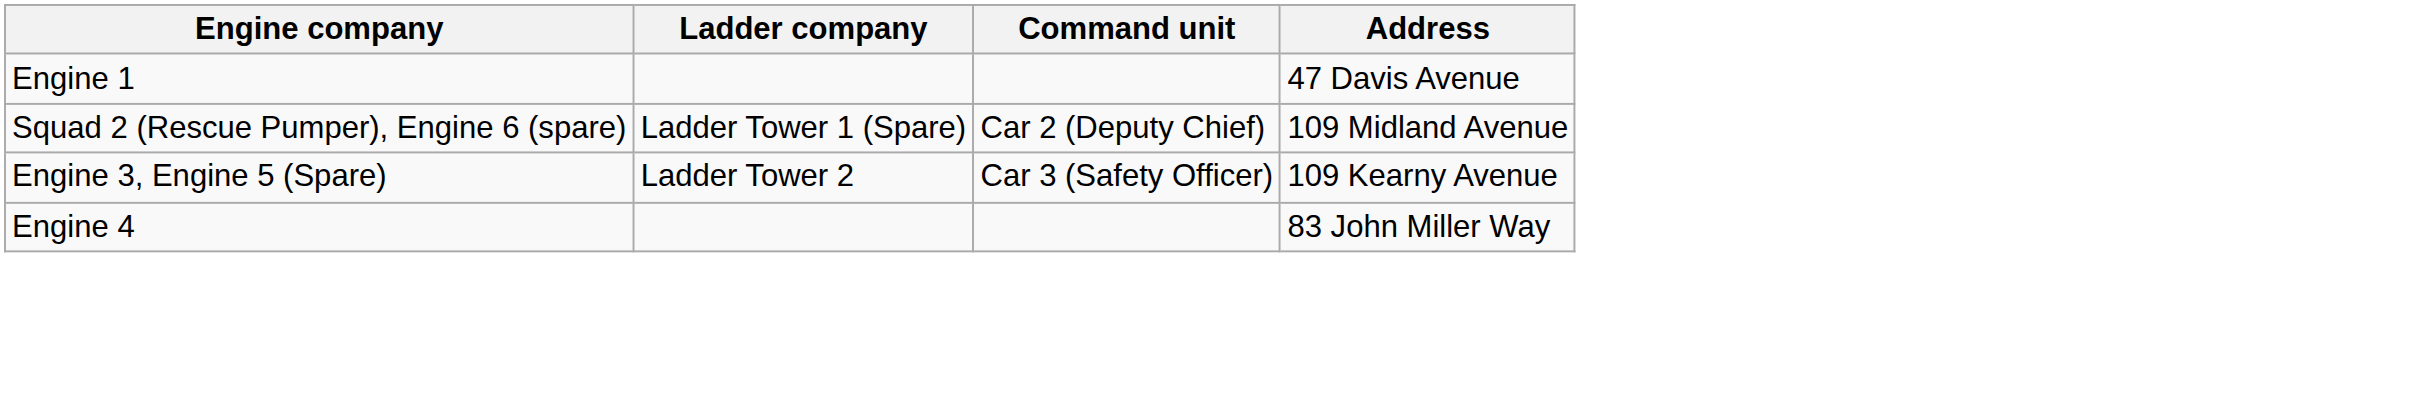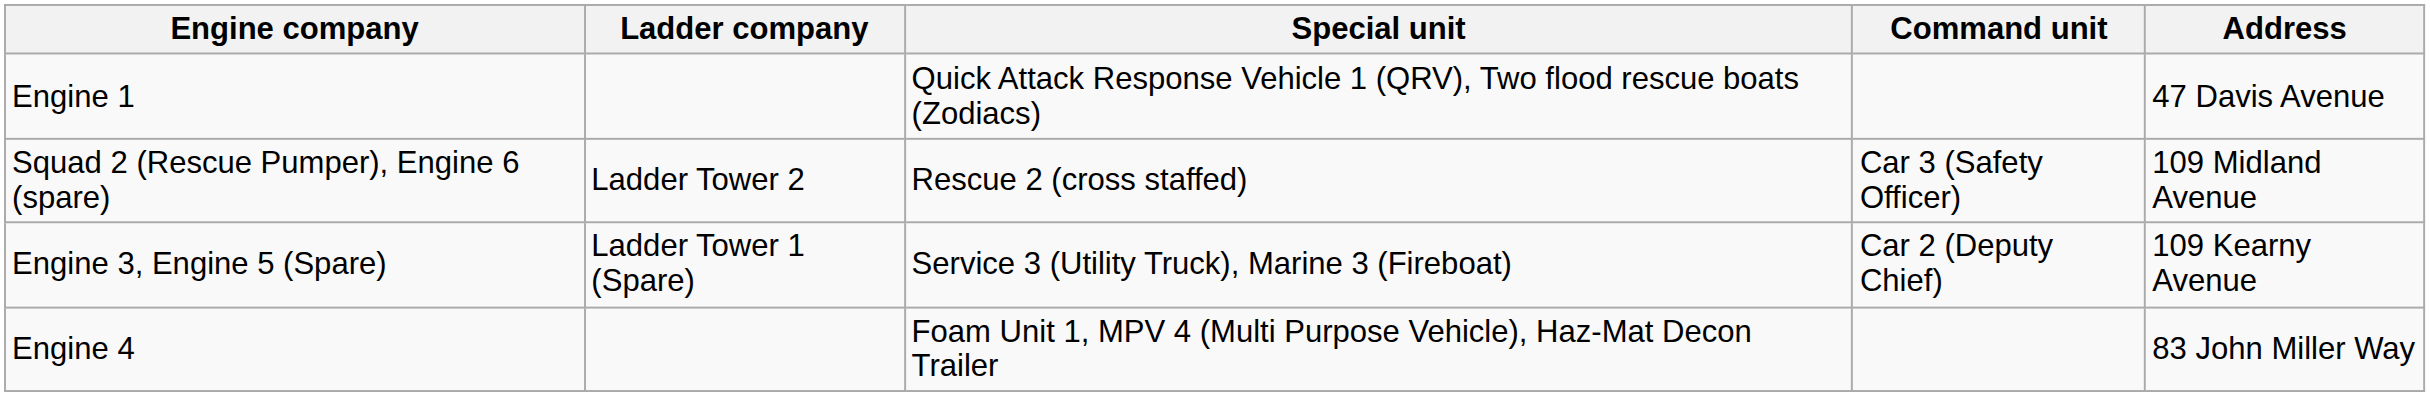+ column: (1379, 29)
(803, 127) Ladder Tower 1 (Spare) -> (698, 179) Ladder Tower 2
(1123, 127) Car 2 (Deputy Chief) -> (1951, 179) Car 3 (Safety Officer)
(747, 176) Ladder Tower 2 -> (698, 264) Ladder Tower 1 (Spare)
(1127, 176) Car 3 (Safety Officer) -> (1957, 264) Car 2 (Deputy Chief)
